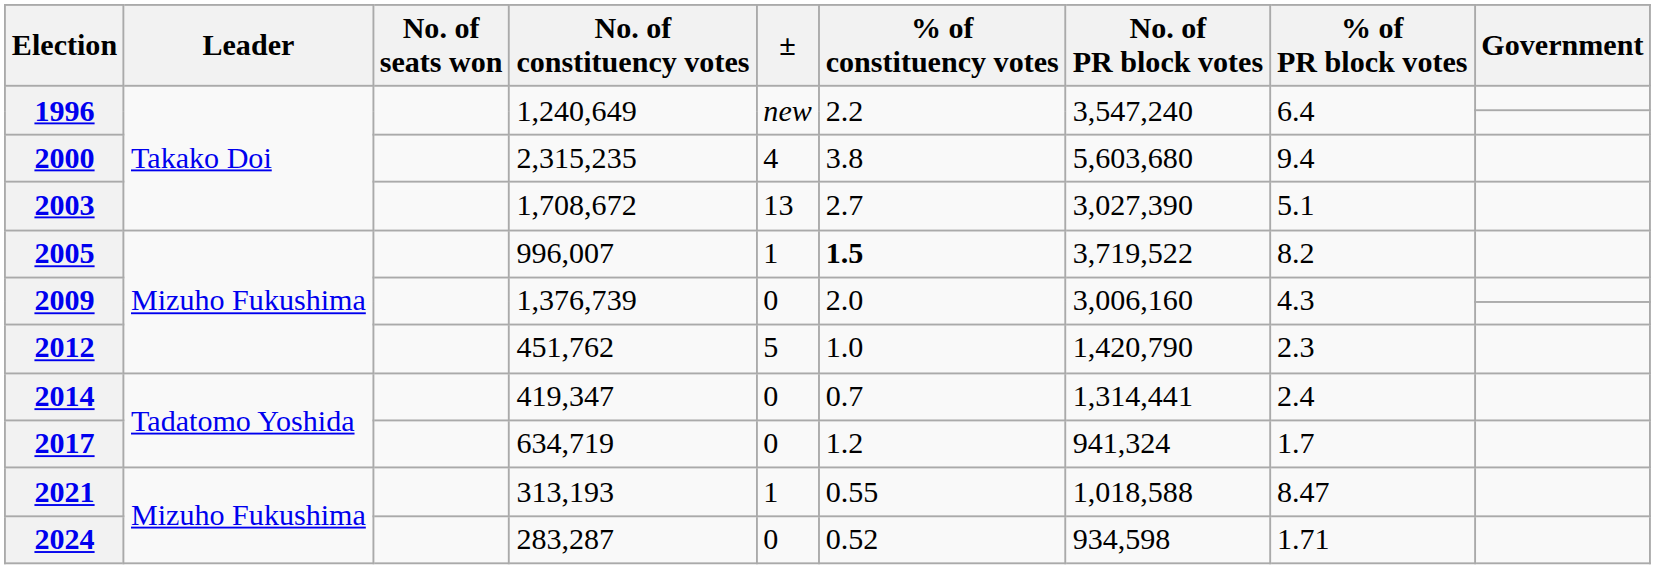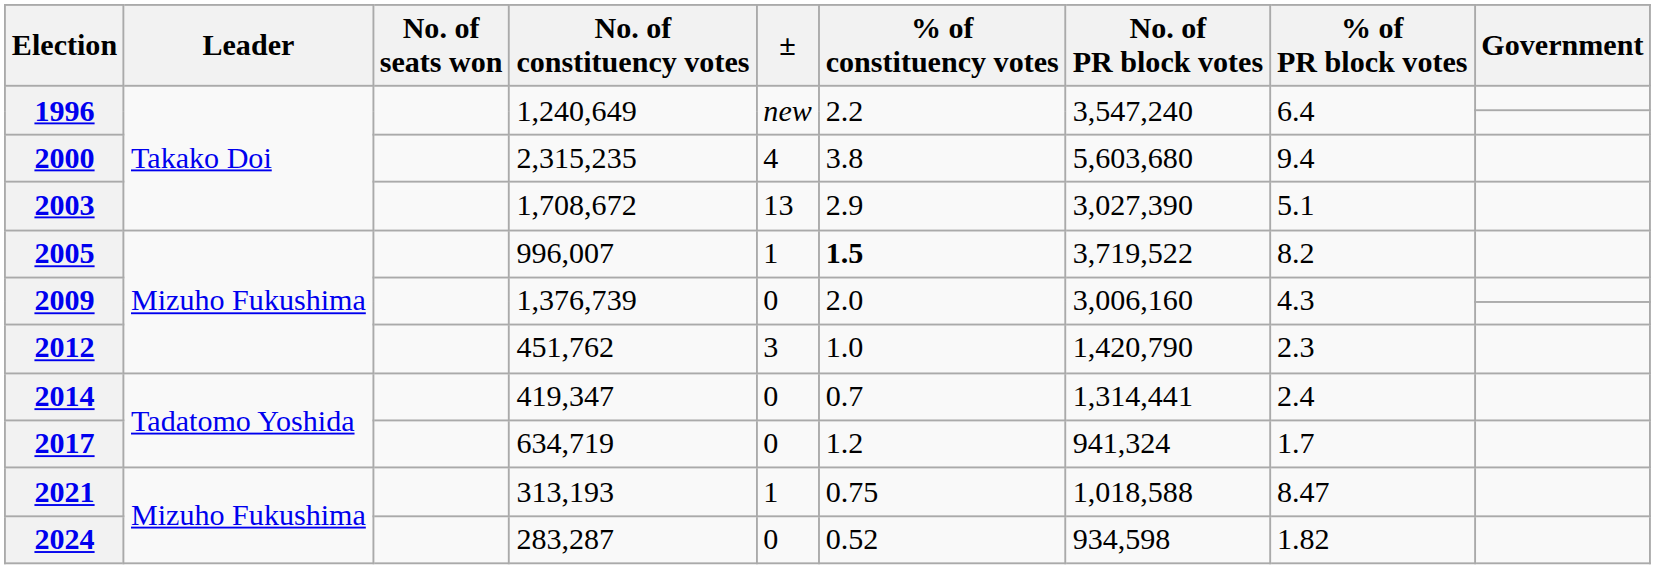(844, 205) 2.7 -> (844, 205) 2.9
(771, 348) 5 -> (771, 348) 3
(852, 491) 0.55 -> (852, 491) 0.75
(1303, 539) 1.71 -> (1303, 539) 1.82
